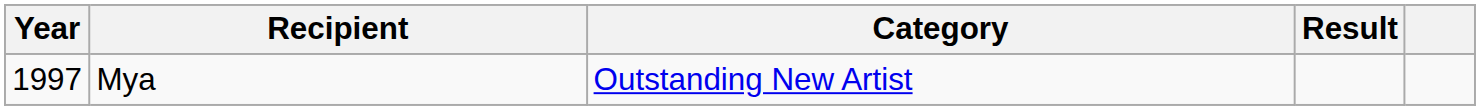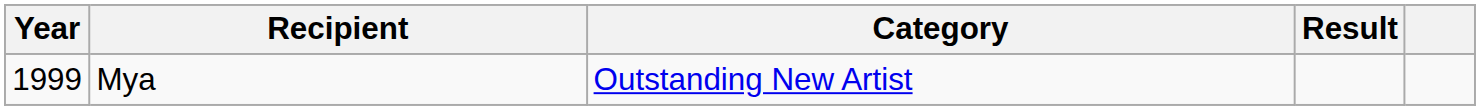(47, 79) 1997 -> (47, 79) 1999
